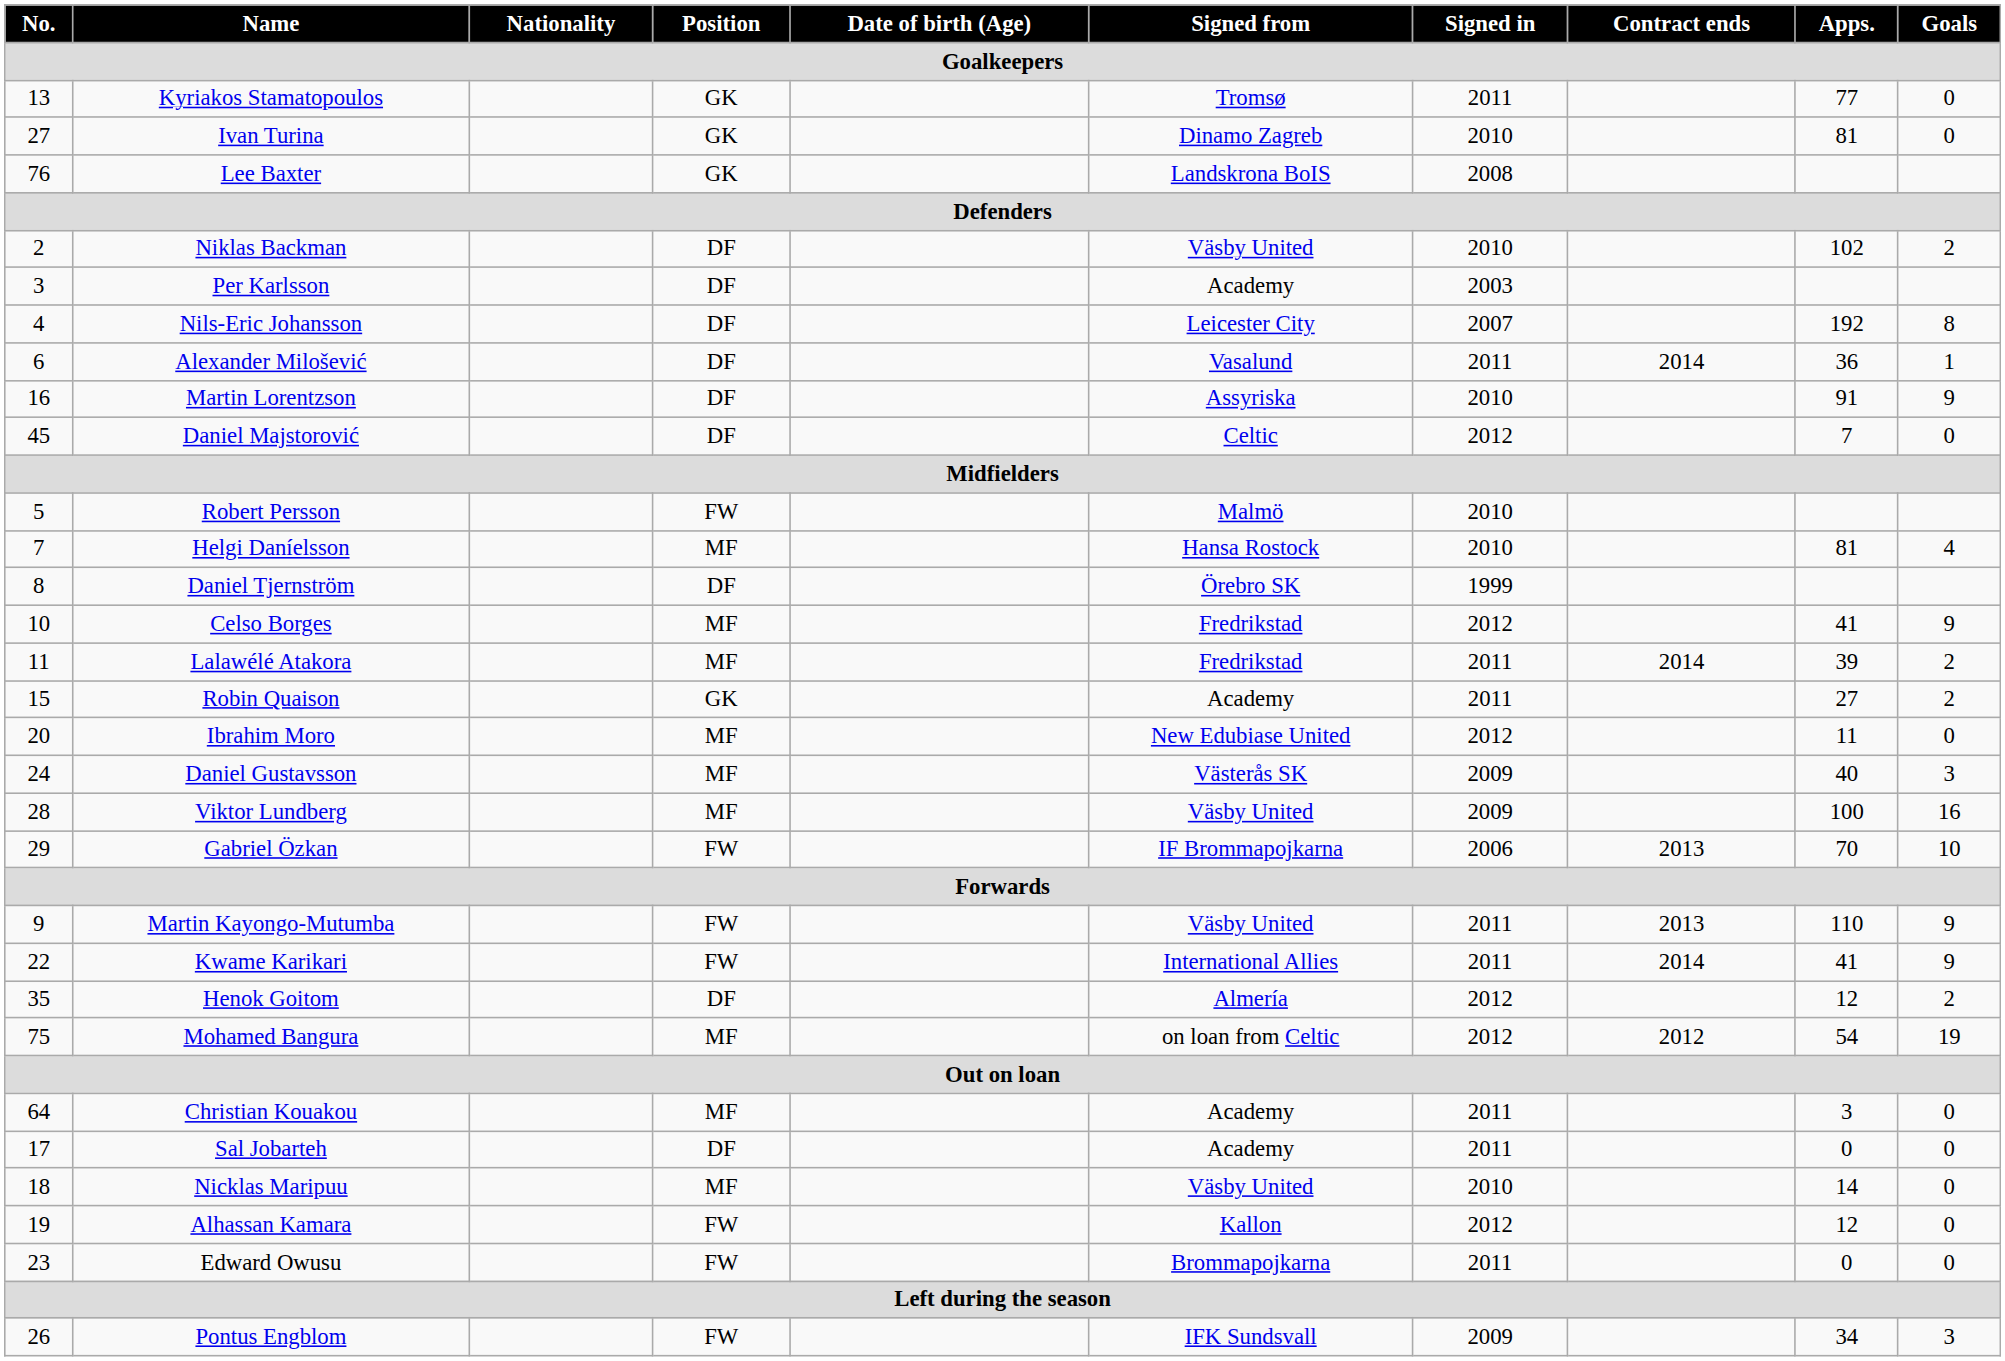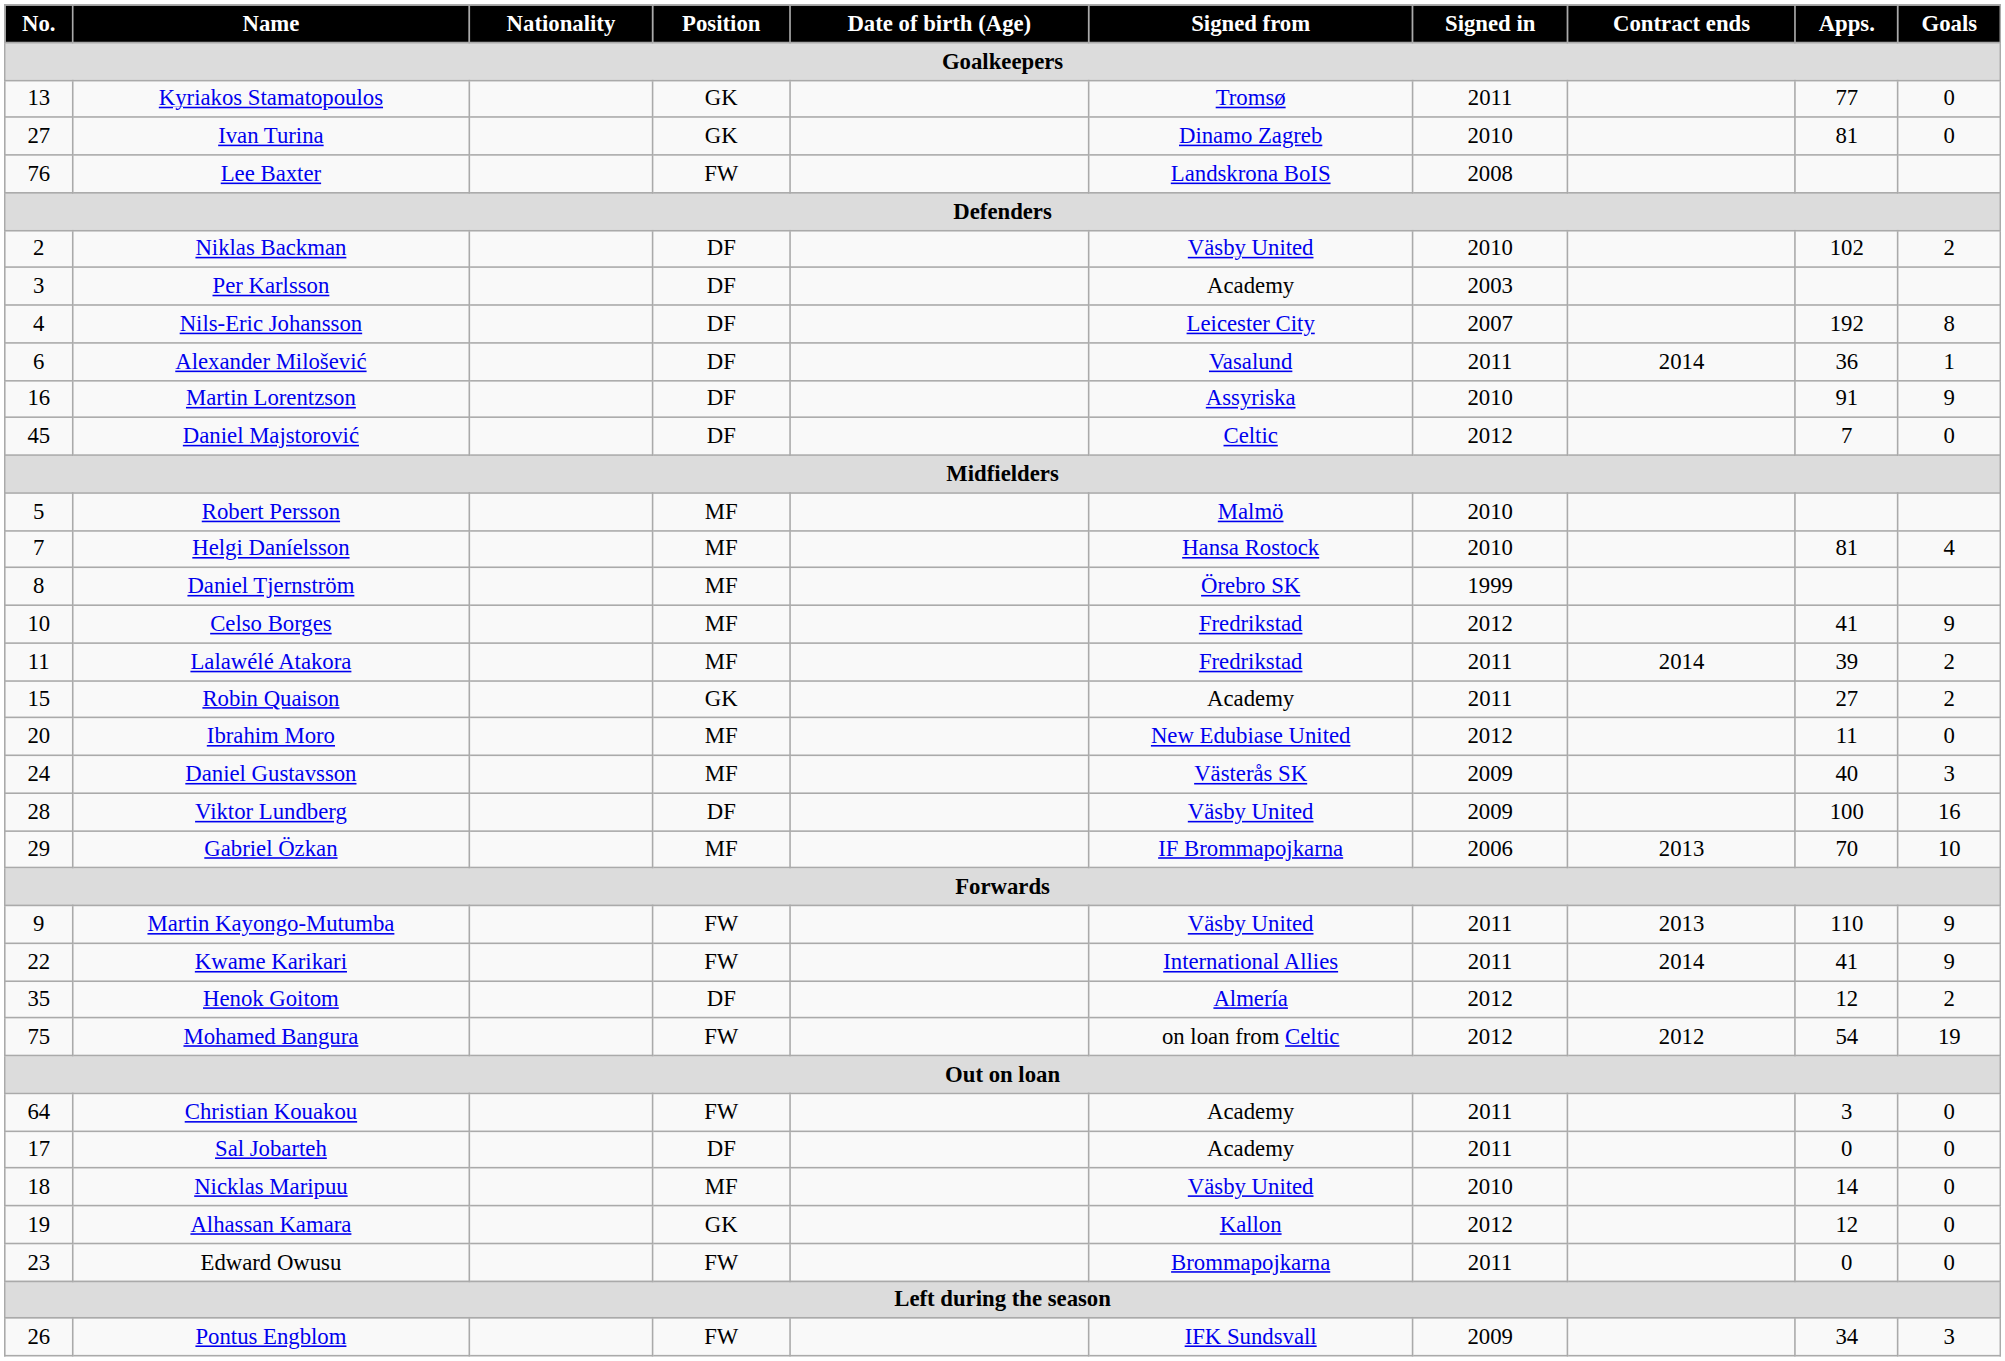(721, 173) GK -> (721, 173) FW
(721, 511) FW -> (721, 511) MF
(721, 586) DF -> (721, 586) MF
(721, 811) MF -> (721, 811) DF
(721, 849) FW -> (721, 849) MF
(721, 1036) MF -> (721, 1036) FW
(721, 1111) MF -> (721, 1111) FW
(721, 1224) FW -> (721, 1224) GK
